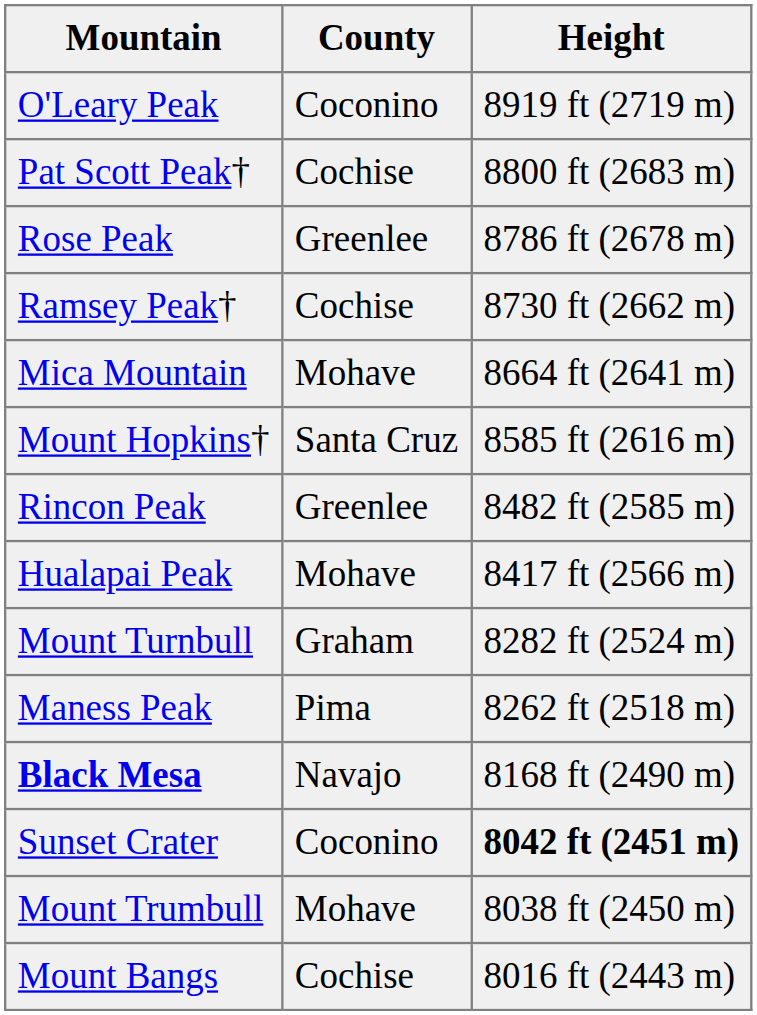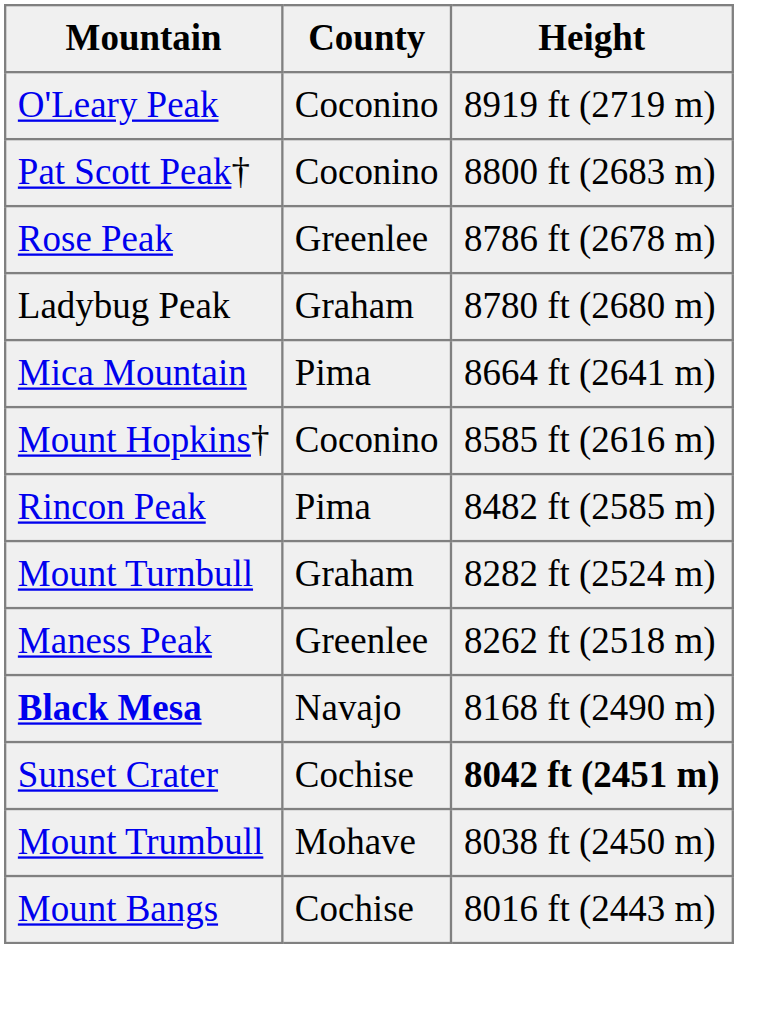(354, 171) Cochise -> (367, 171) Coconino
+ row: (124, 305)
- row: (127, 305)
(355, 372) Mohave -> (333, 372) Pima
(376, 439) Santa Cruz -> (367, 439) Coconino
(362, 506) Greenlee -> (333, 506) Pima
- row: (125, 573)
(333, 707) Pima -> (362, 640) Greenlee
(367, 841) Coconino -> (354, 774) Cochise
